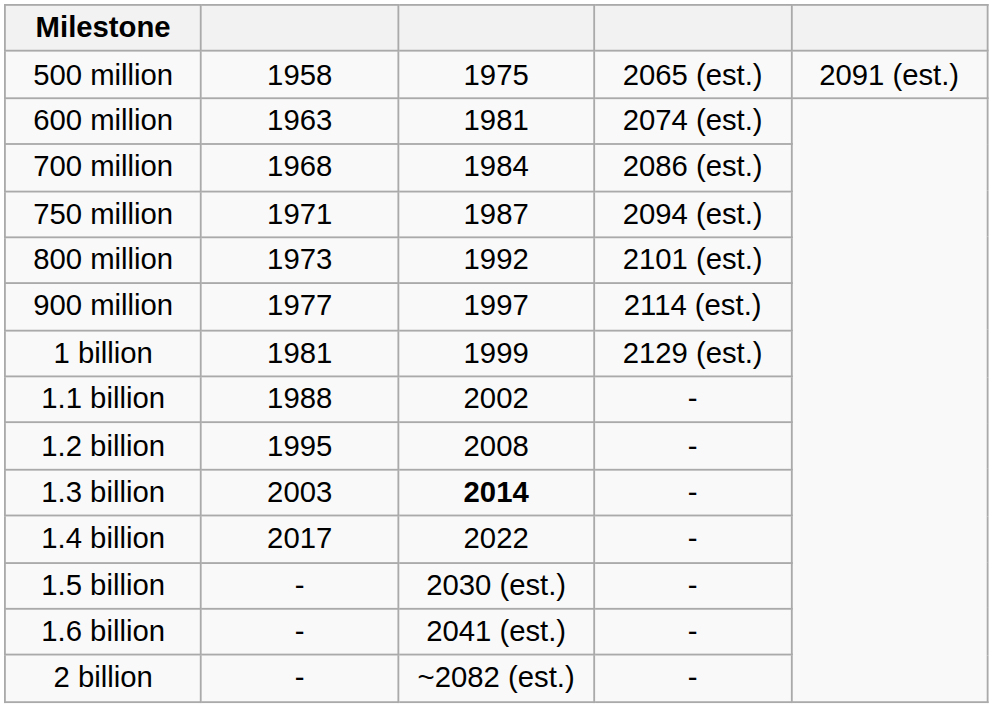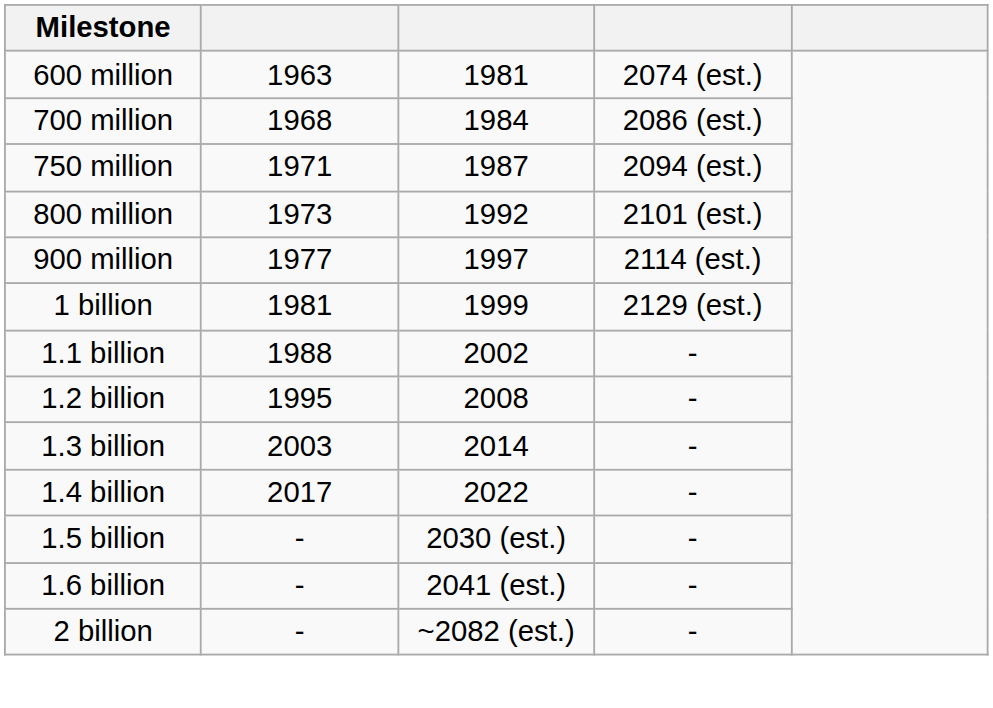- row: (103, 74)
(496, 492) bold -> (496, 445) normal
